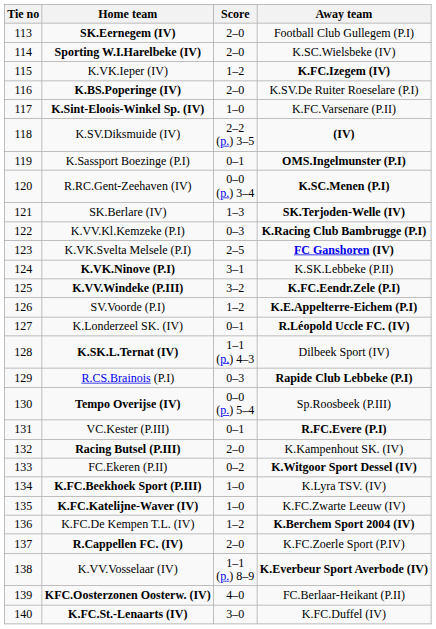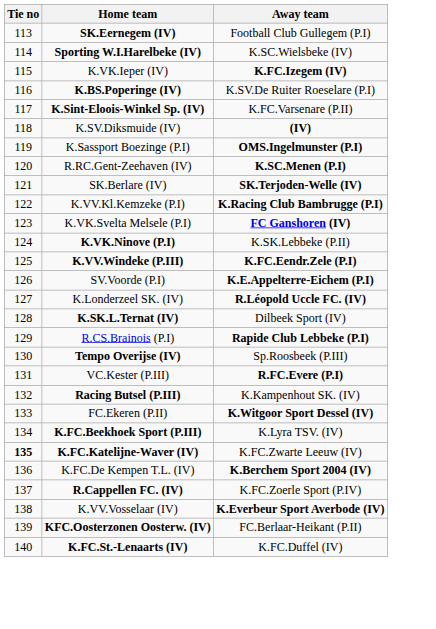- column: (235, 14)
(23, 505) normal -> (23, 451) bold
